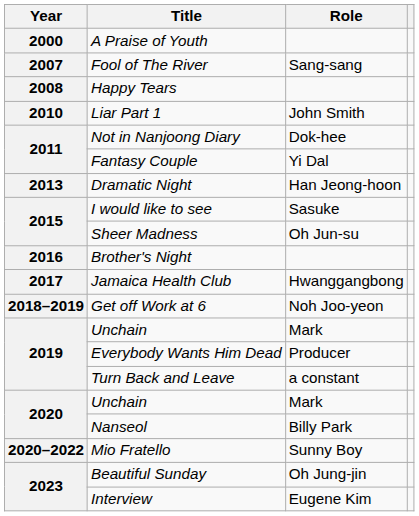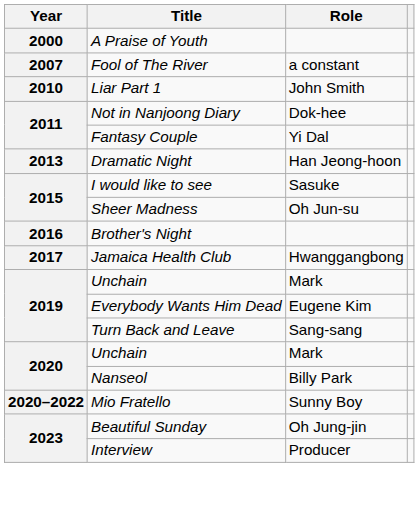(325, 64) Sang-sang -> (324, 64) a constant
- row: (46, 88)
- row: (46, 305)
(320, 354) Producer -> (330, 305) Eugene Kim
(324, 378) a constant -> (325, 329) Sang-sang
(330, 498) Eugene Kim -> (320, 450) Producer
